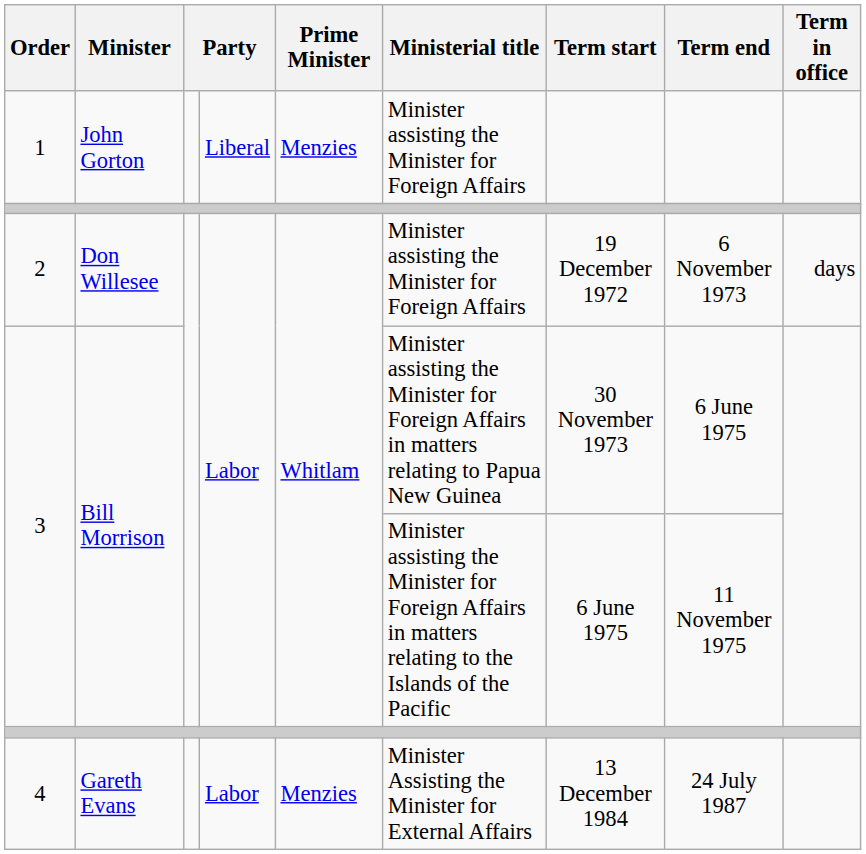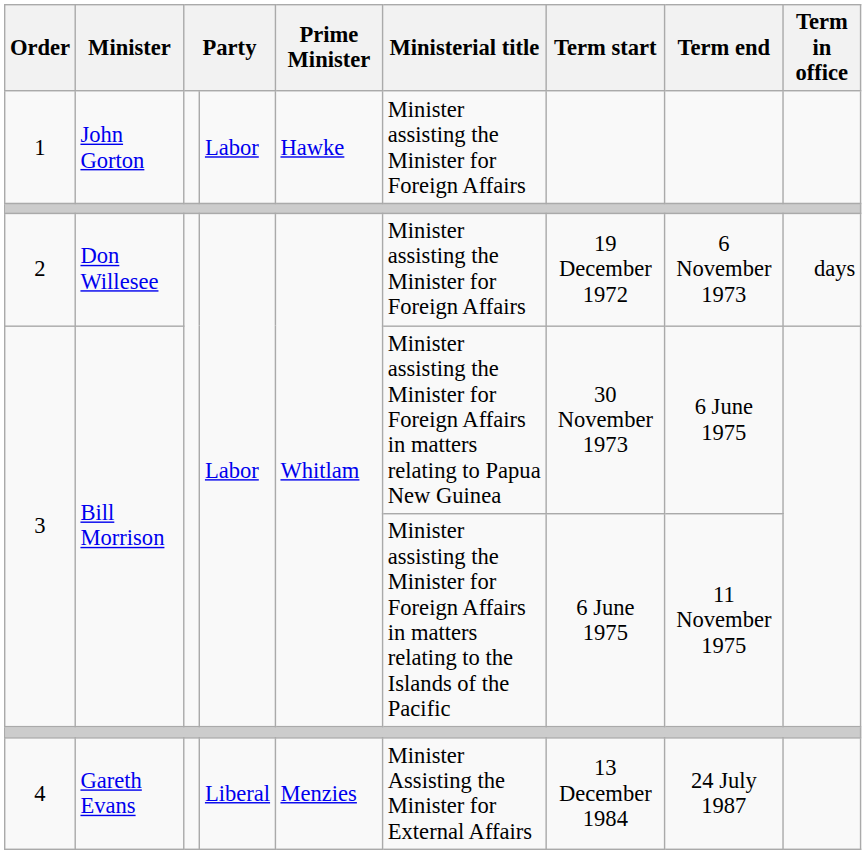(237, 146) Liberal -> (232, 146) Labor
(319, 146) Menzies -> (312, 146) Hawke
(232, 793) Labor -> (237, 793) Liberal
